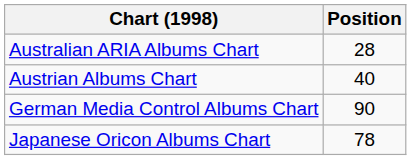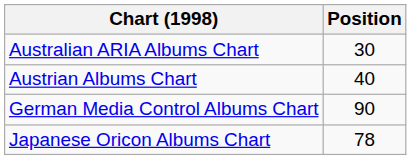(364, 49) 28 -> (364, 49) 30
